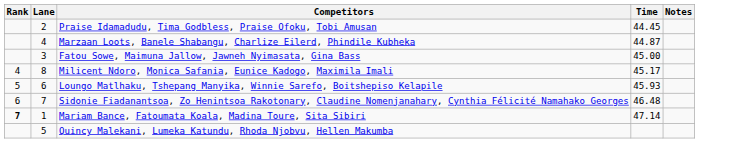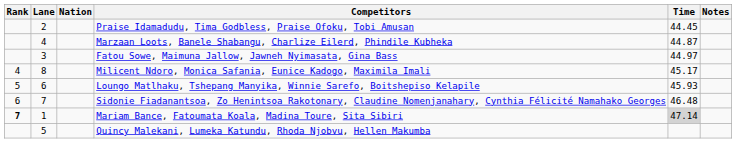+ column: (75, 12)
(647, 56) 45.00 -> (684, 56) 44.97
(647, 116) no background -> (684, 116) lightgrey background
